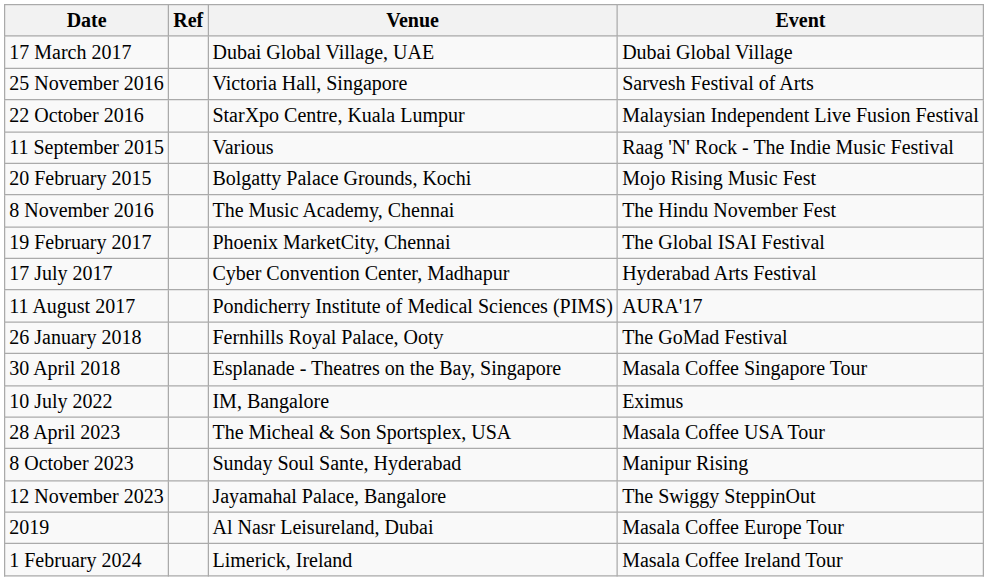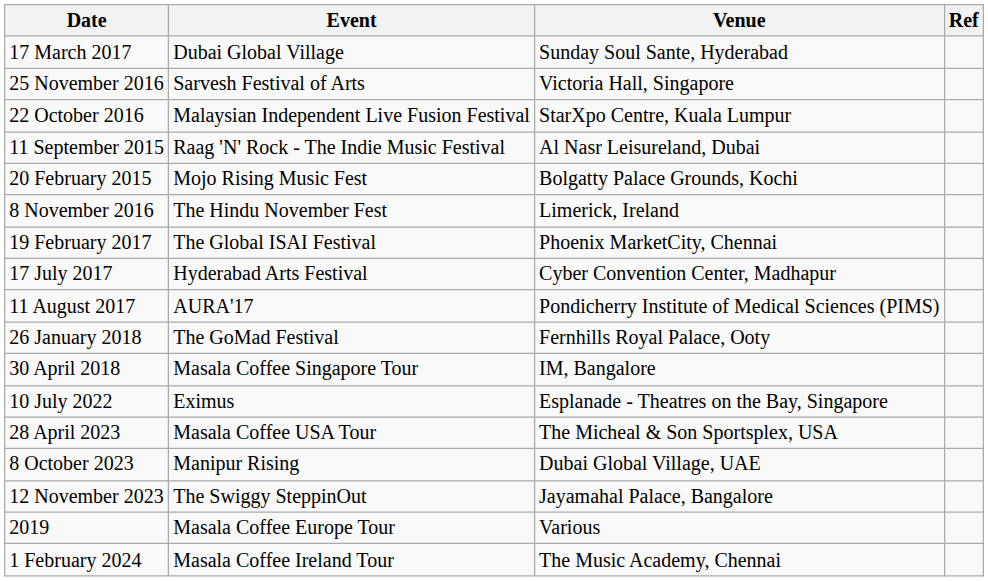columns swapped: (800, 20) <-> (188, 20)
(323, 52) Dubai Global Village, UAE -> (663, 52) Sunday Soul Sante, Hyderabad
(243, 147) Various -> (650, 147) Al Nasr Leisureland, Dubai
(333, 210) The Music Academy, Chennai -> (609, 210) Limerick, Ireland
(387, 369) Esplanade - Theatres on the Bay, Singapore -> (597, 369) IM, Bangalore
(271, 400) IM, Bangalore -> (713, 400) Esplanade - Theatres on the Bay, Singapore
(337, 464) Sunday Soul Sante, Hyderabad -> (650, 464) Dubai Global Village, UAE
(323, 527) Al Nasr Leisureland, Dubai -> (570, 527) Various
(282, 559) Limerick, Ireland -> (660, 559) The Music Academy, Chennai
